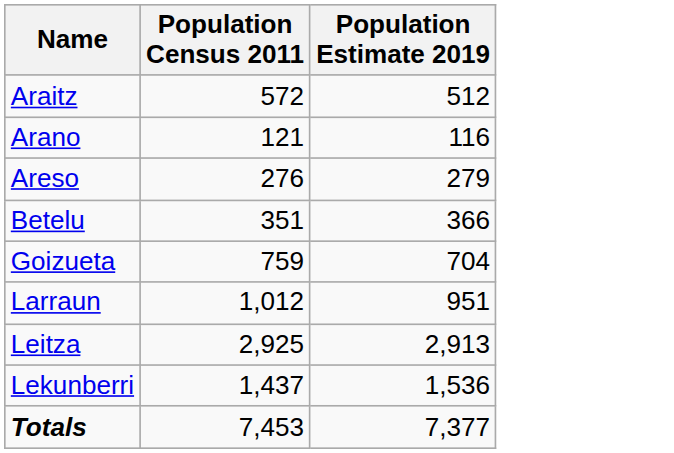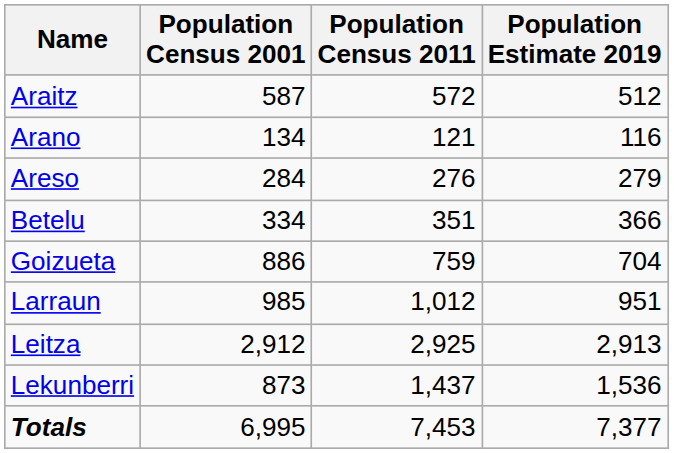+ column: (226, 39)
